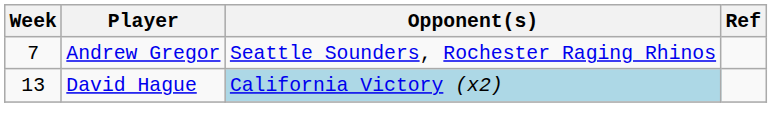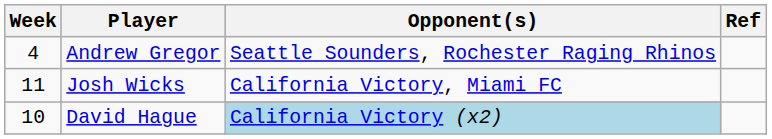(33, 53) 7 -> (33, 53) 4
+ row: (126, 85)
(33, 85) 13 -> (33, 117) 10
